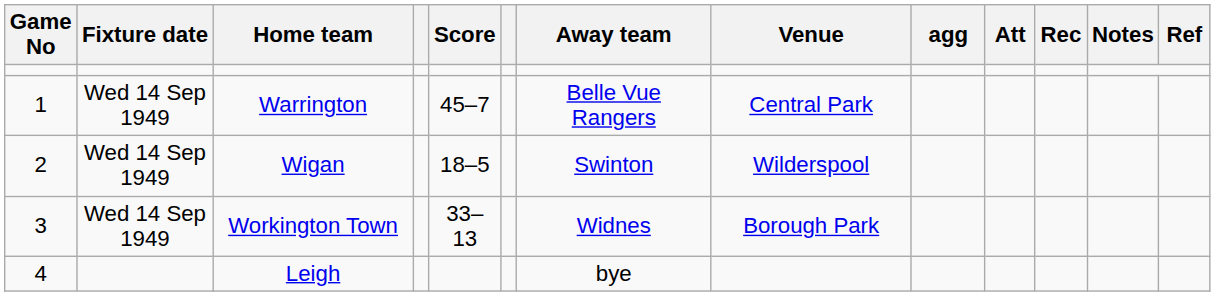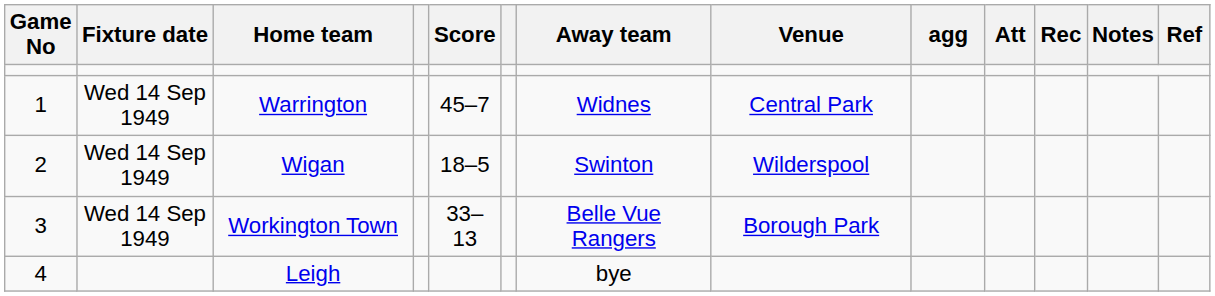(614, 105) Belle Vue Rangers -> (614, 105) Widnes
(614, 225) Widnes -> (614, 225) Belle Vue Rangers
